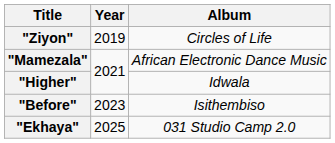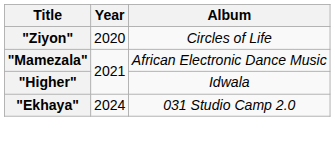(110, 37) 2019 -> (110, 37) 2020
- row: (48, 104)
(110, 127) 2025 -> (110, 104) 2024
